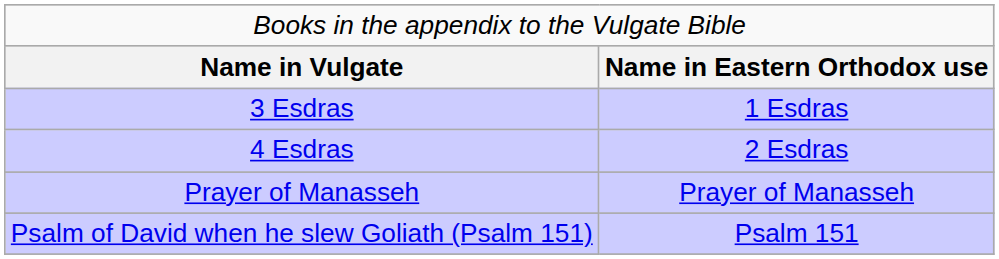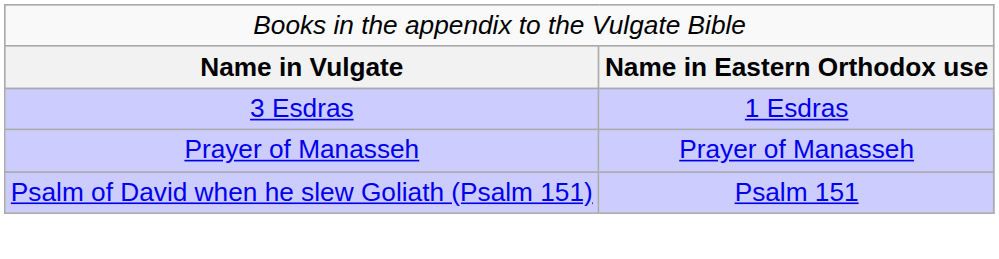- row: (302, 150)
